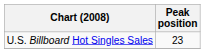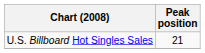(178, 40) 23 -> (178, 40) 21
